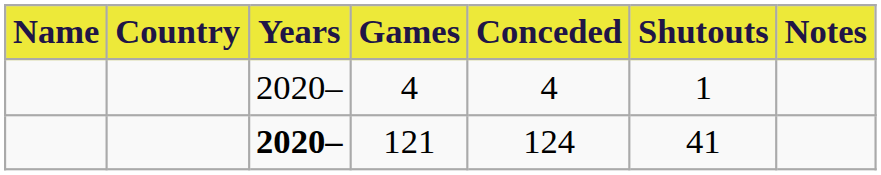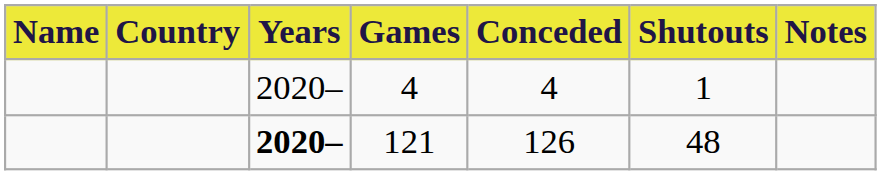(549, 141) 124 -> (549, 141) 126
(703, 141) 41 -> (703, 141) 48
